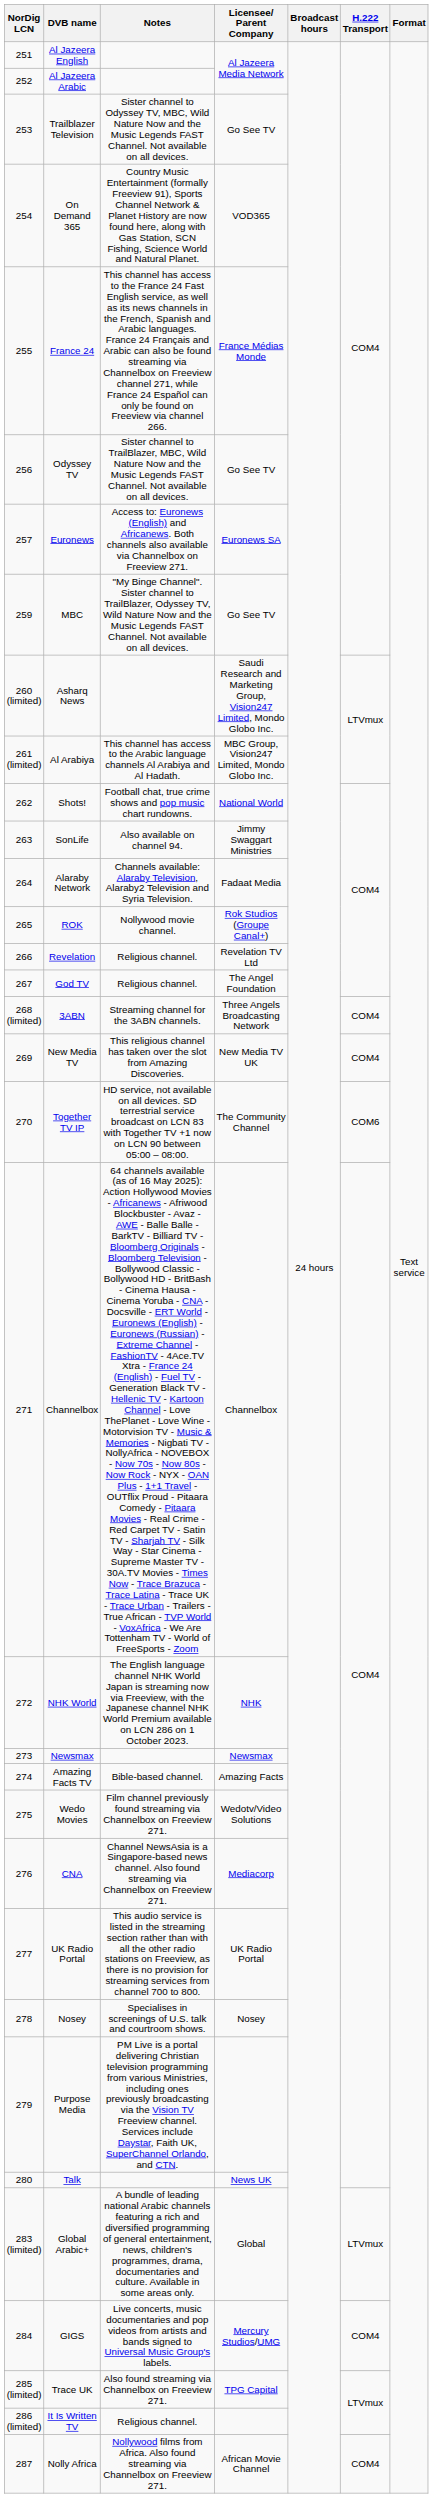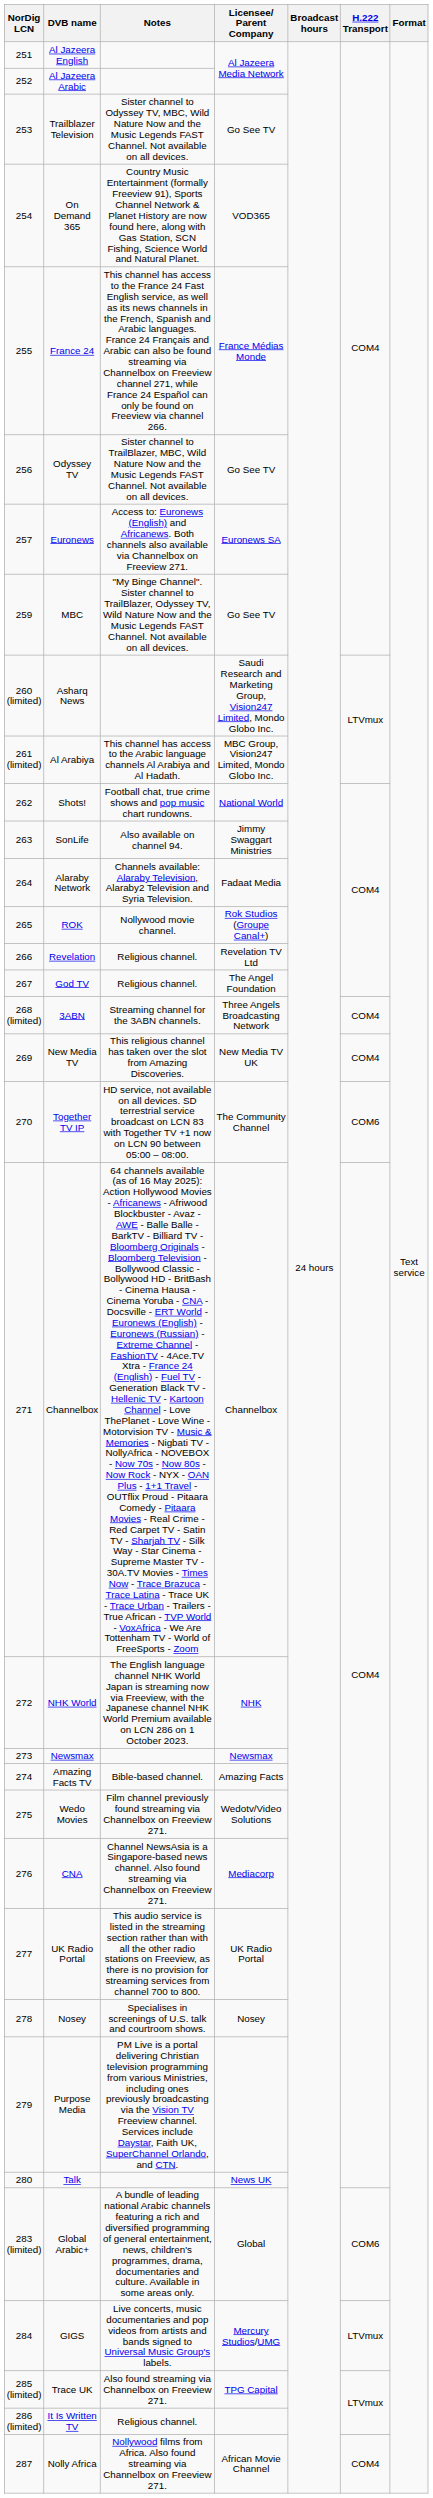(365, 2245) LTVmux -> (365, 2245) COM6
(365, 2336) COM4 -> (365, 2336) LTVmux
